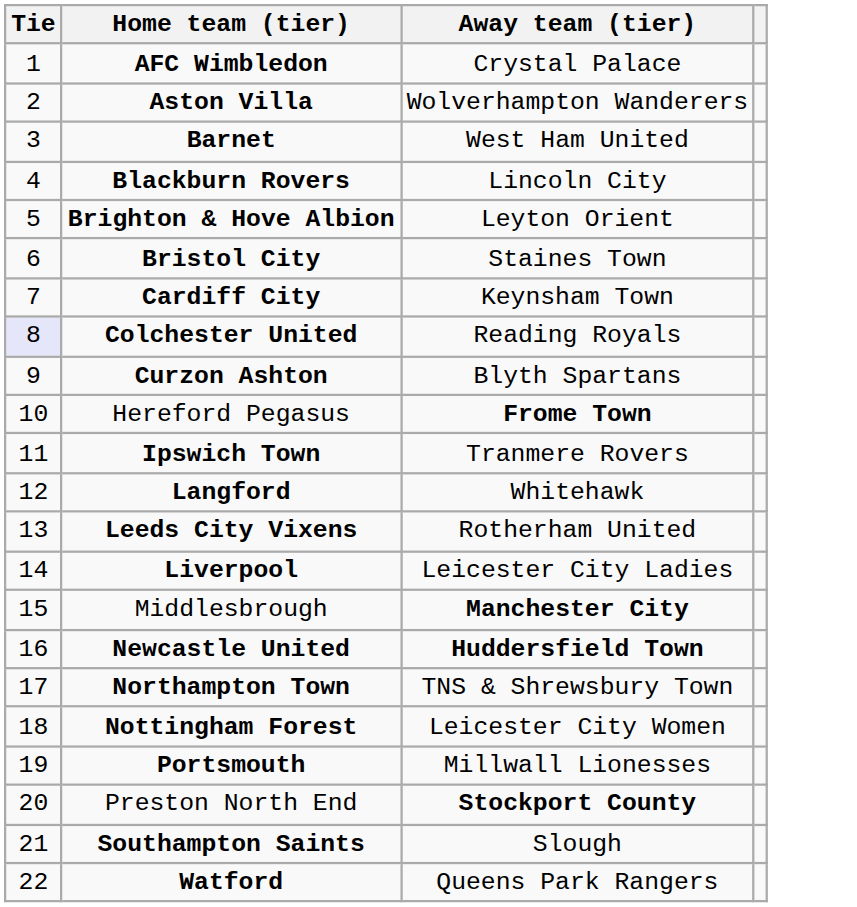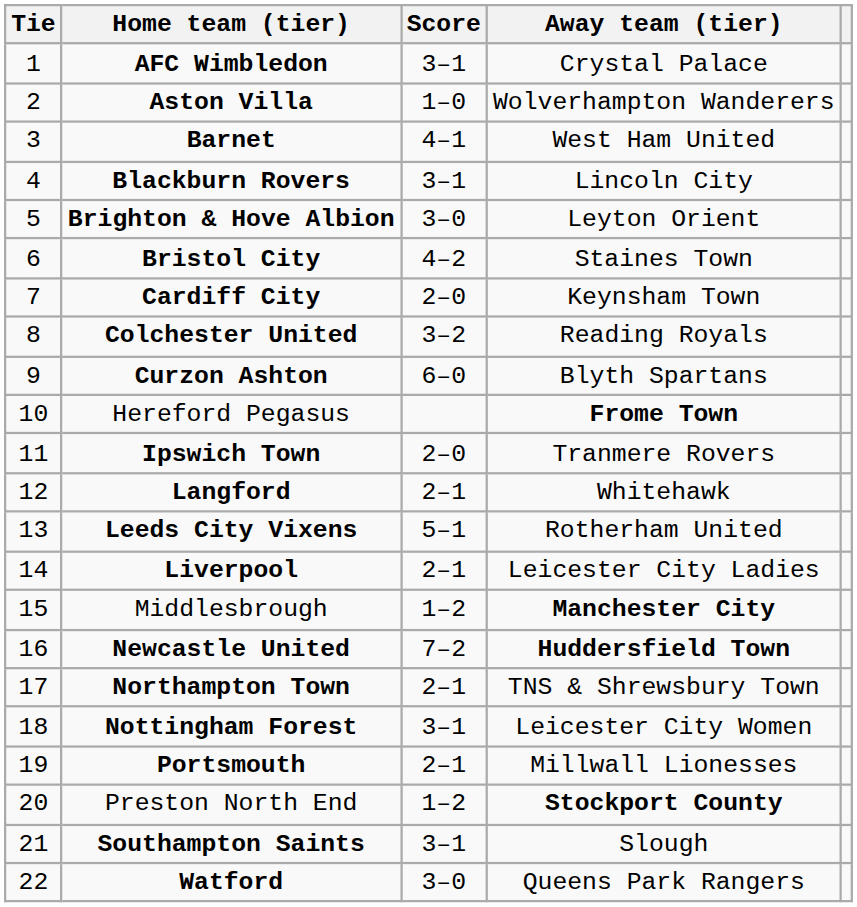+ column: (444, 25)
(33, 337) lavender background -> (33, 337) no background
